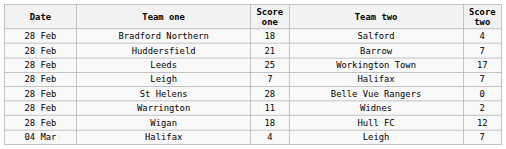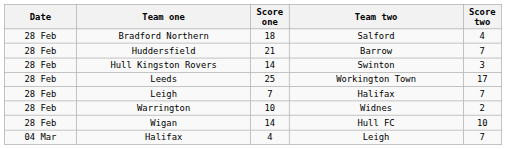+ row: (164, 65)
- row: (164, 94)
(270, 108) 11 -> (270, 108) 10
(270, 123) 18 -> (270, 123) 14
(482, 123) 12 -> (482, 123) 10
